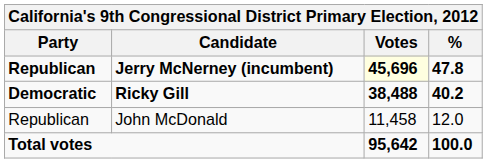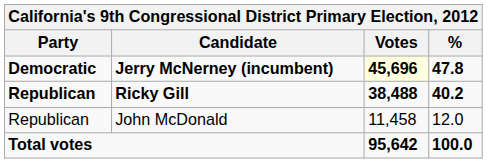(52, 68) Republican -> (52, 68) Democratic
(52, 94) Democratic -> (52, 94) Republican
